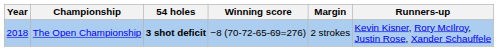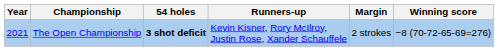columns swapped: (258, 12) <-> (423, 12)
(17, 33) 2018 -> (17, 33) 2021
